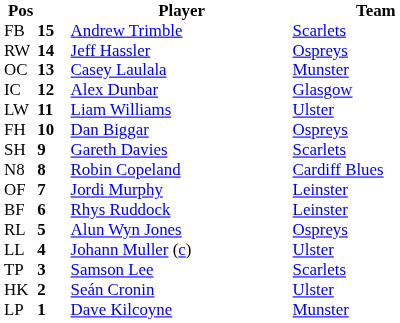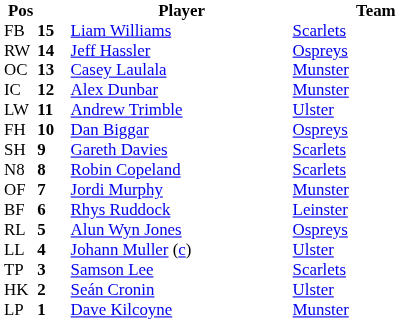(127, 29) Andrew Trimble -> (121, 29) Liam Williams
(323, 89) Glasgow -> (321, 89) Munster
(121, 109) Liam Williams -> (127, 109) Andrew Trimble
(338, 169) Cardiff Blues -> (319, 169) Scarlets
(320, 189) Leinster -> (321, 189) Munster
